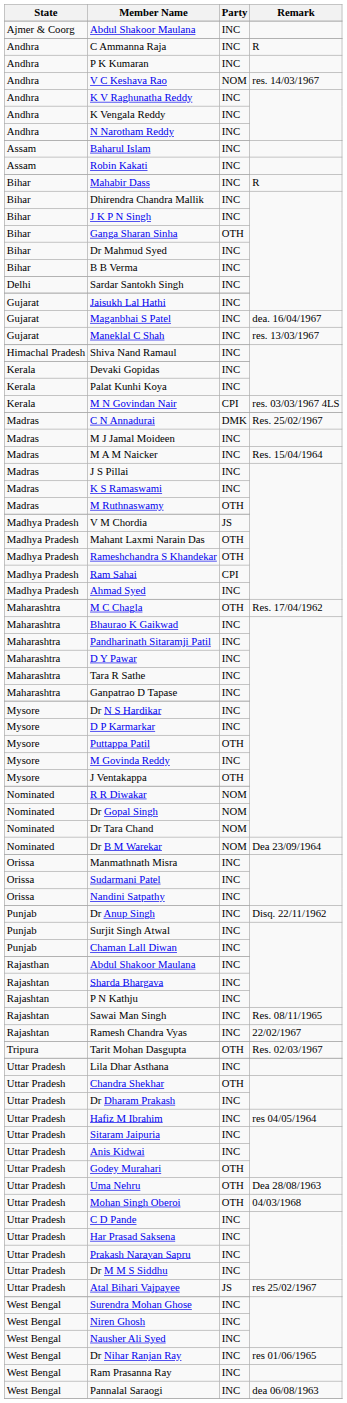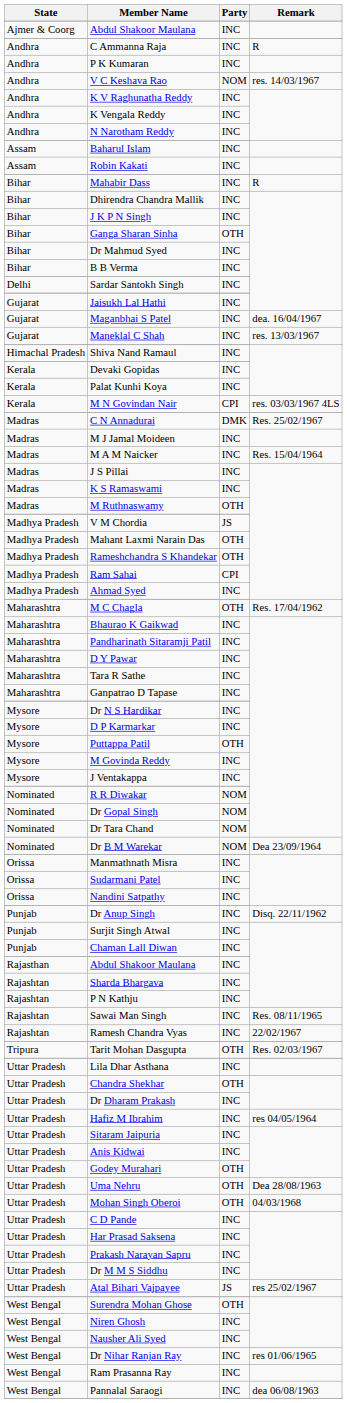(233, 778) OTH -> (231, 778) INC
(231, 1305) INC -> (233, 1305) OTH
